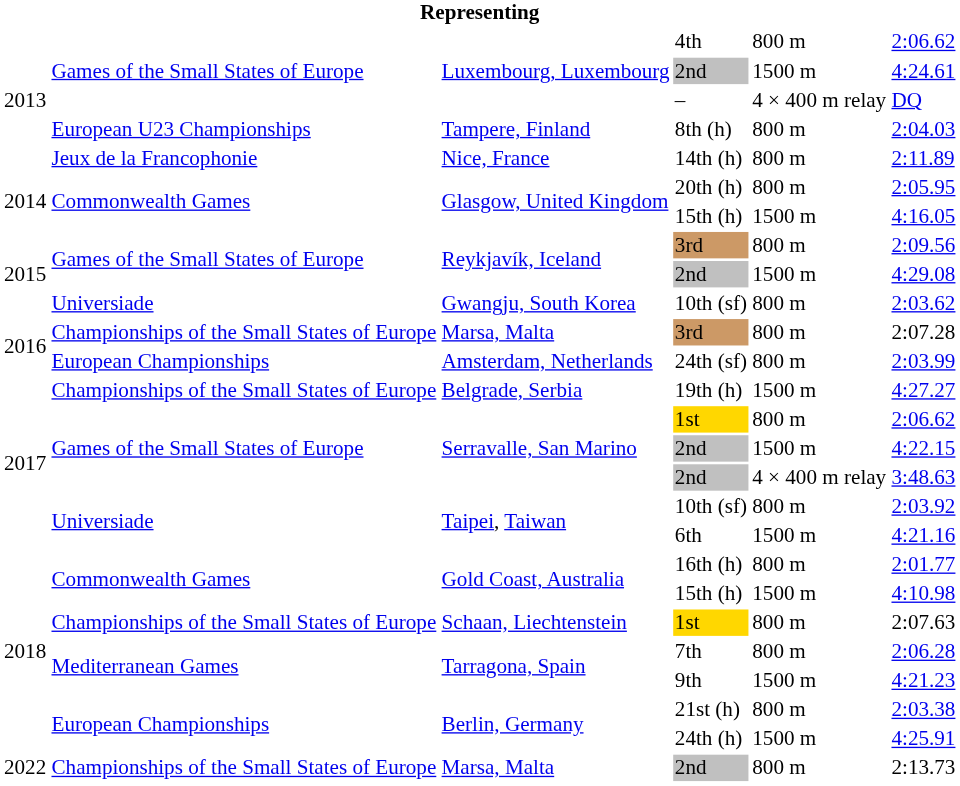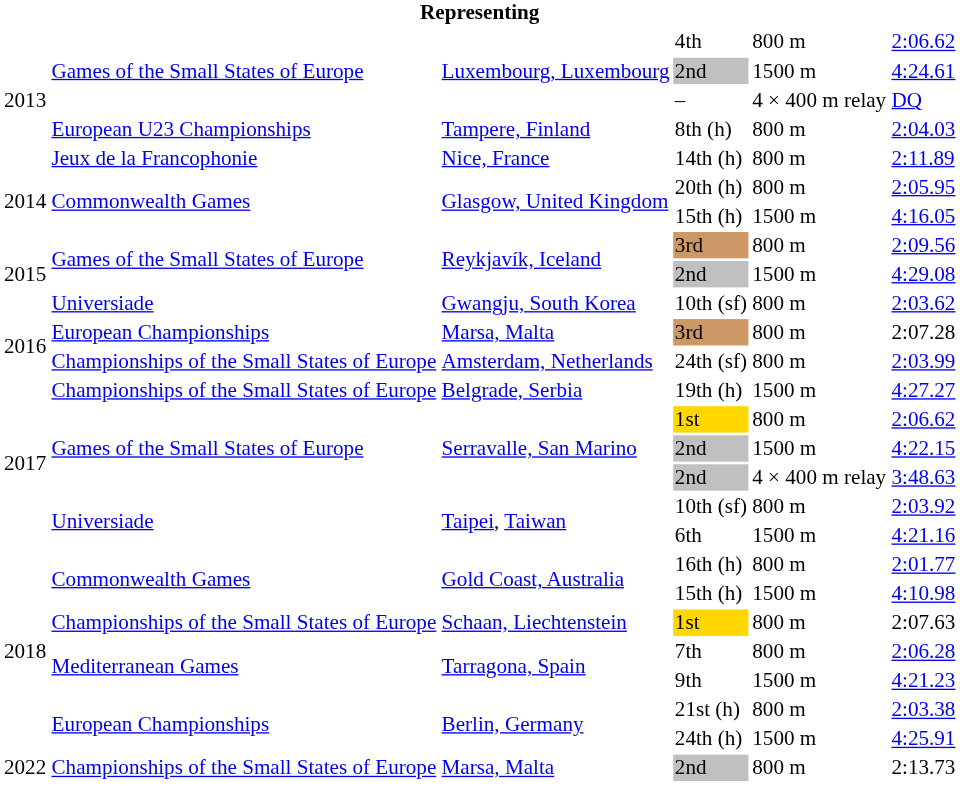(244, 332) Championships of the Small States of Europe -> (160, 332) European Championships
(160, 361) European Championships -> (244, 361) Championships of the Small States of Europe
